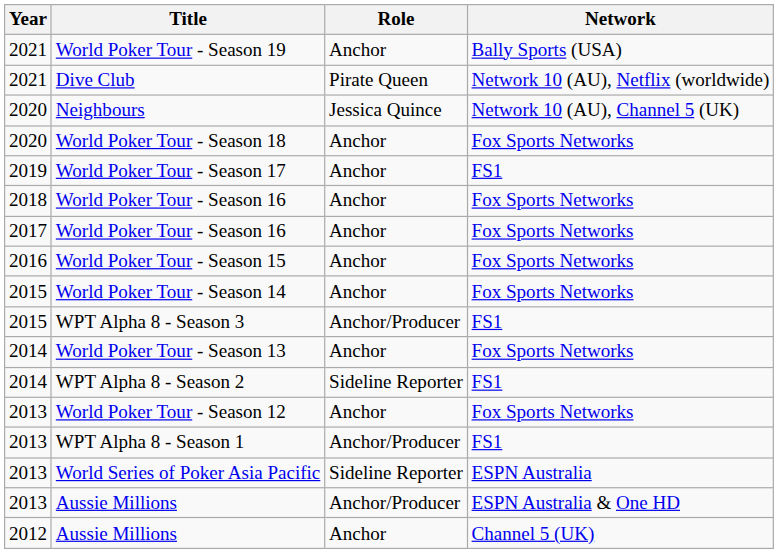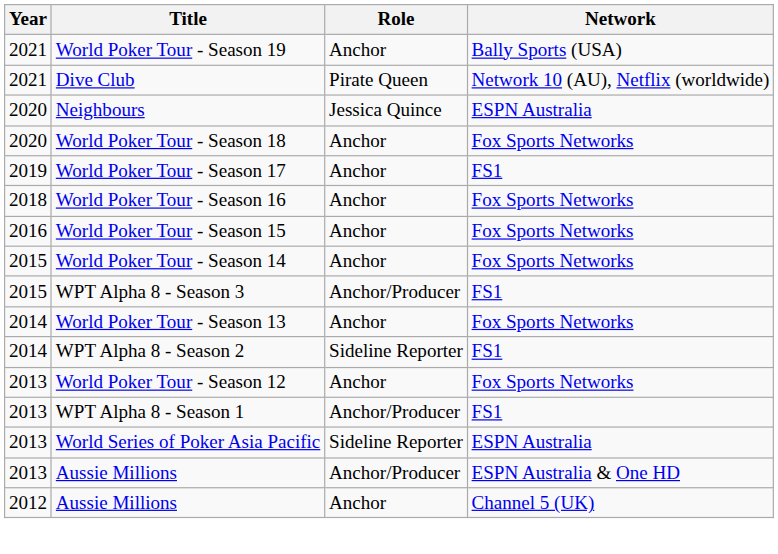(605, 110) Network 10 (AU), Channel 5 (UK) -> (532, 110) ESPN Australia
- row: (28, 230)
